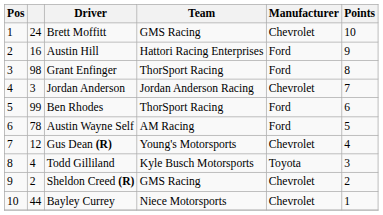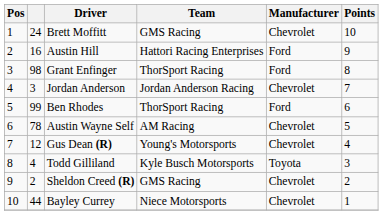(280, 125) Ford -> (292, 125) Chevrolet
